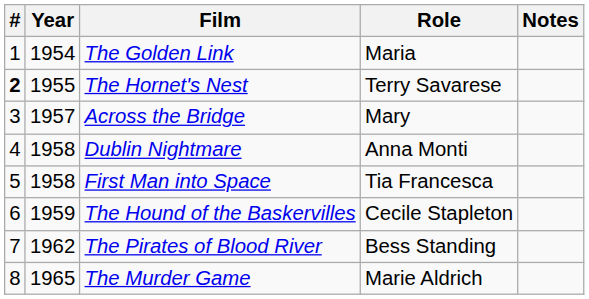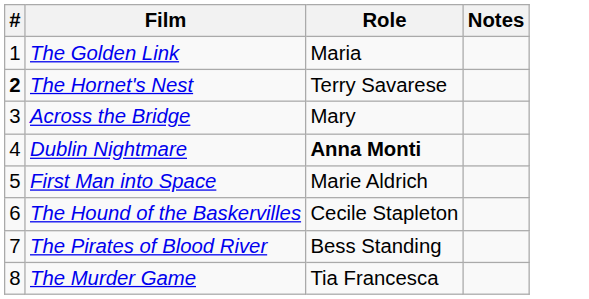- column: (53, 20)
(416, 149) normal -> (366, 149) bold
(429, 181) Tia Francesca -> (369, 181) Marie Aldrich
(424, 278) Marie Aldrich -> (374, 278) Tia Francesca
